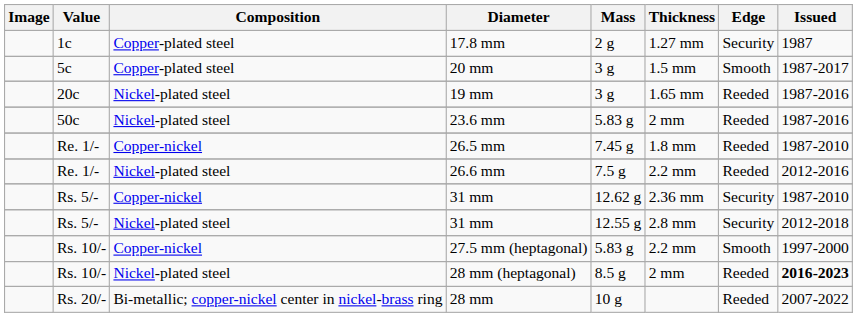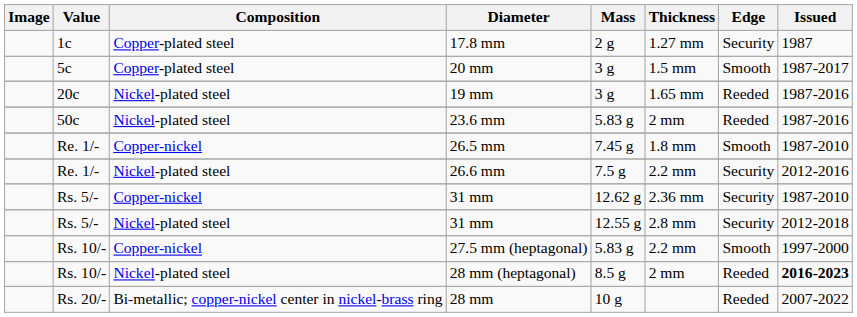(746, 145) Reeded -> (747, 145) Smooth
(746, 171) Reeded -> (748, 171) Security
